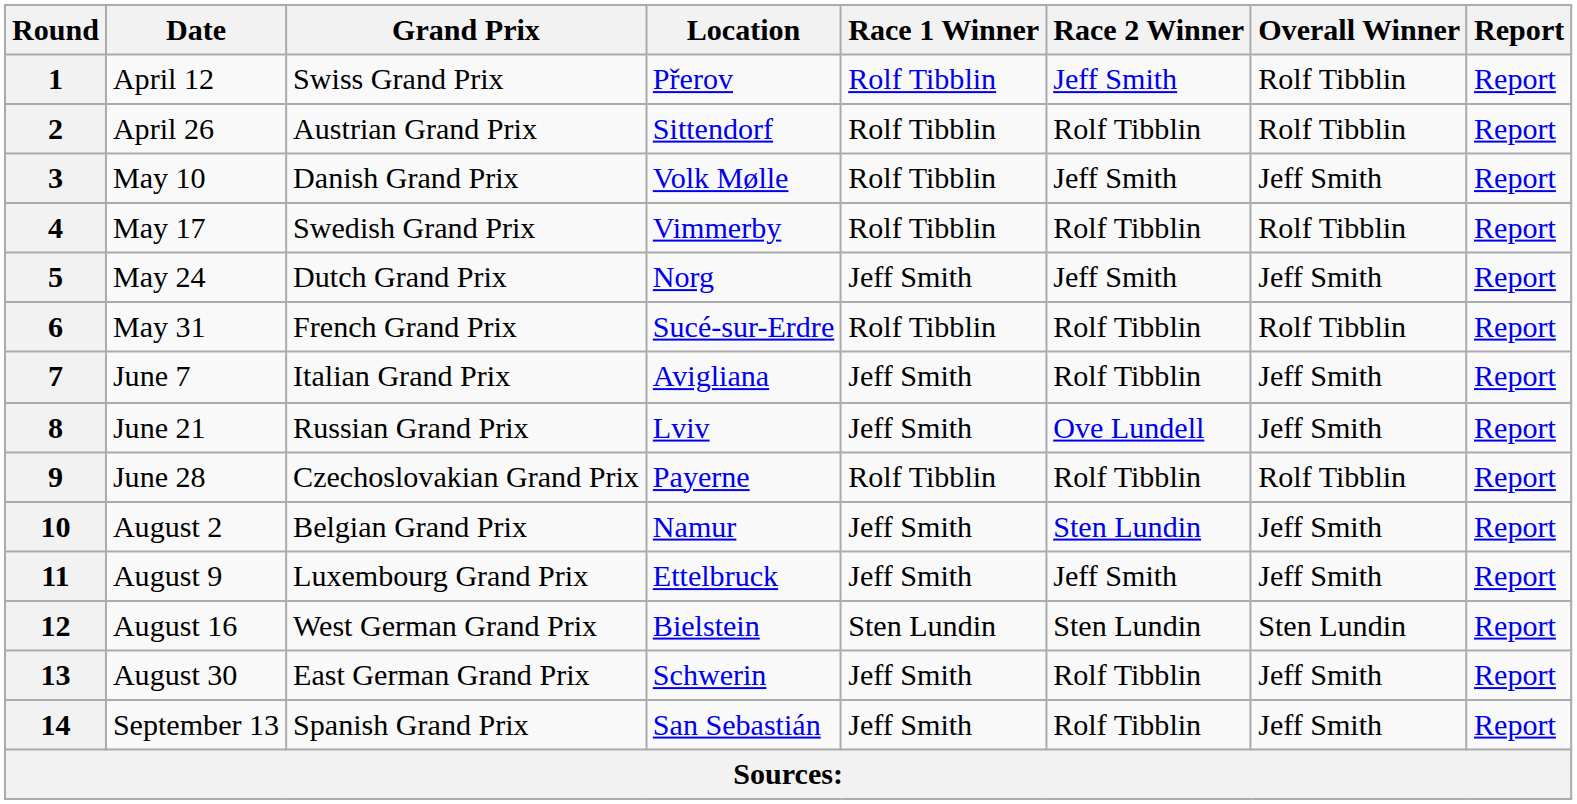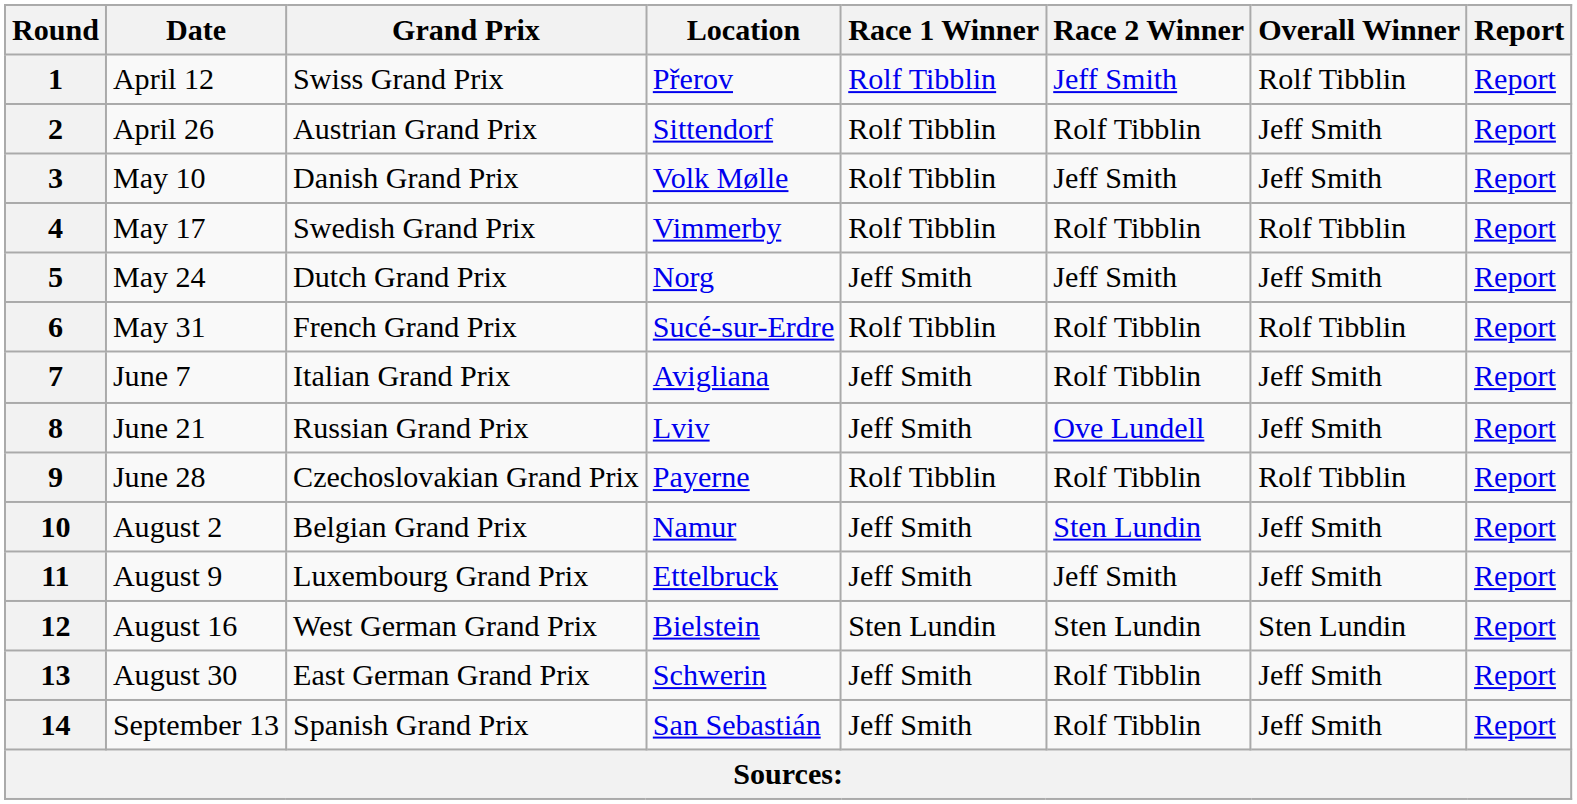(1332, 128) Rolf Tibblin -> (1320, 128) Jeff Smith
